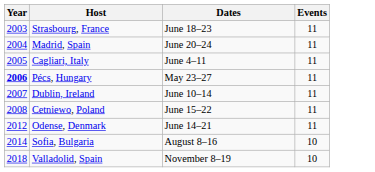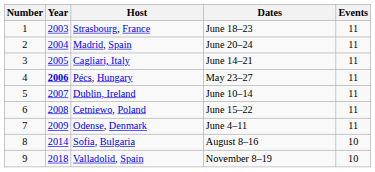+ column: (25, 12)
(185, 61) June 4–11 -> (229, 61) June 14–21
(17, 126) 2012 -> (58, 126) 2009
(188, 126) June 14–21 -> (226, 126) June 4–11
